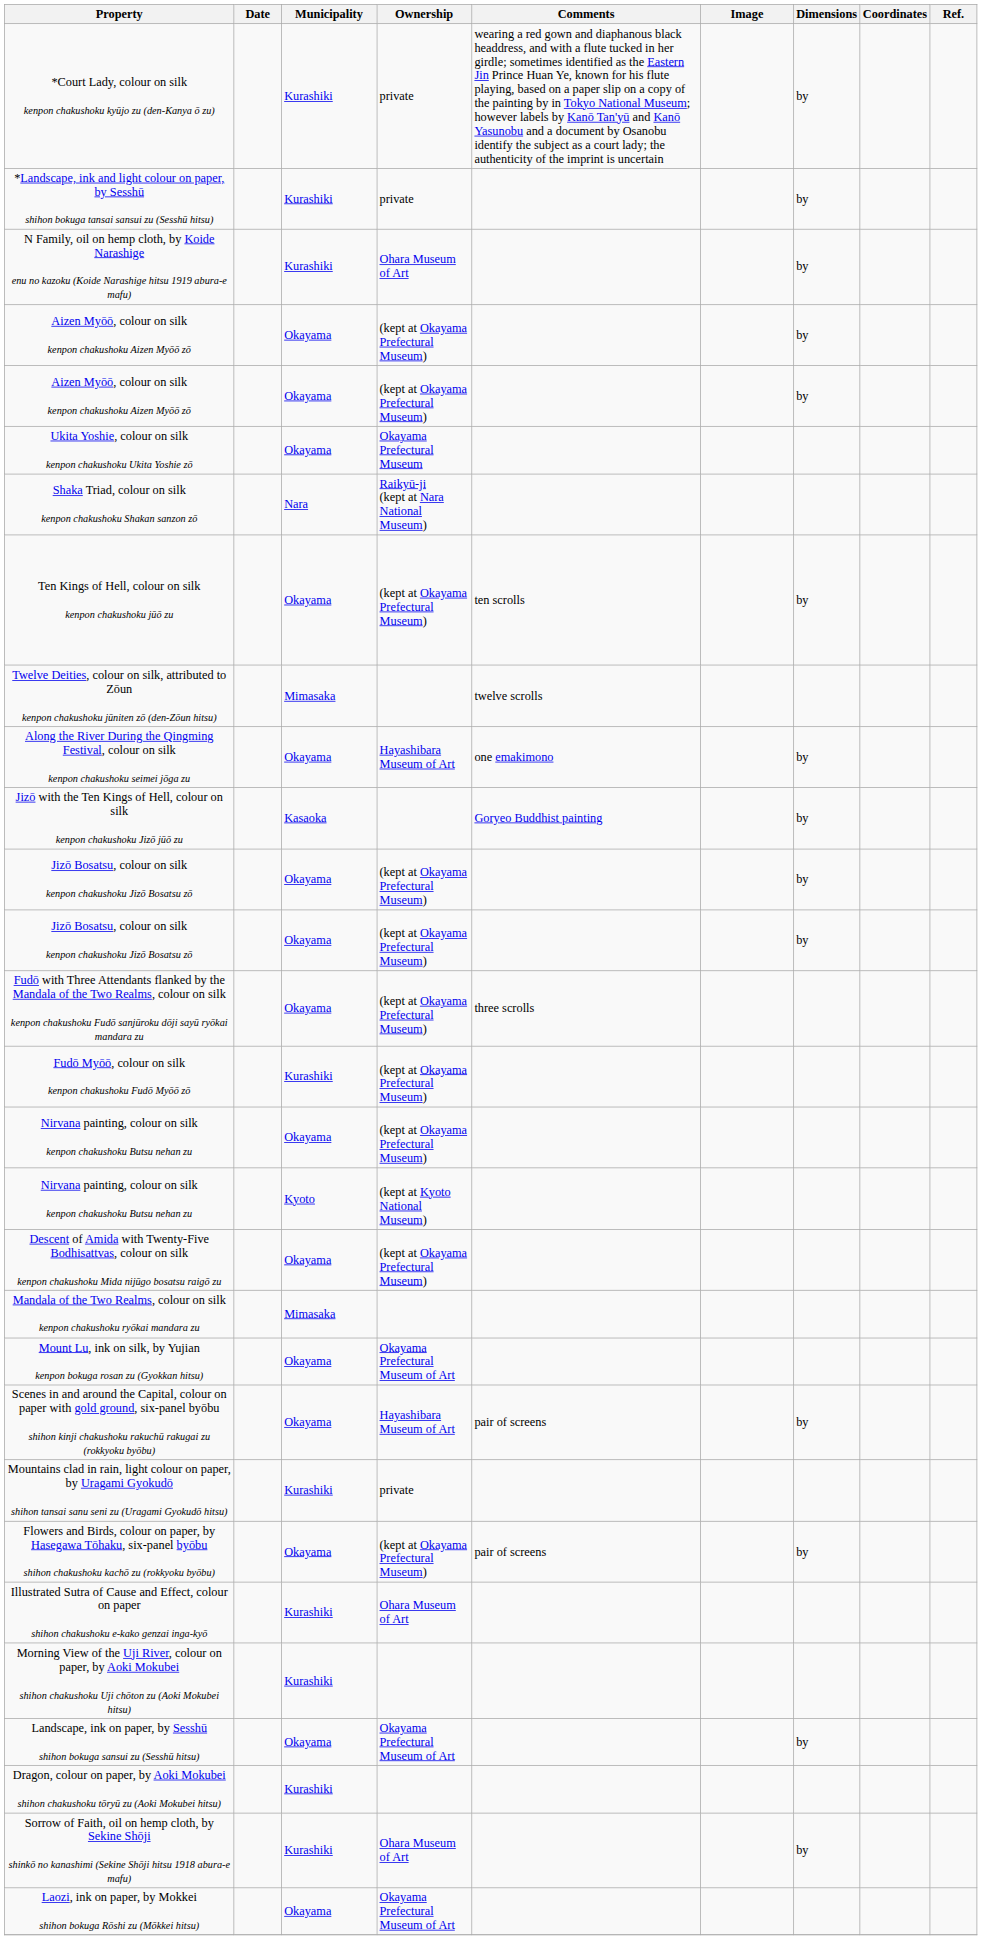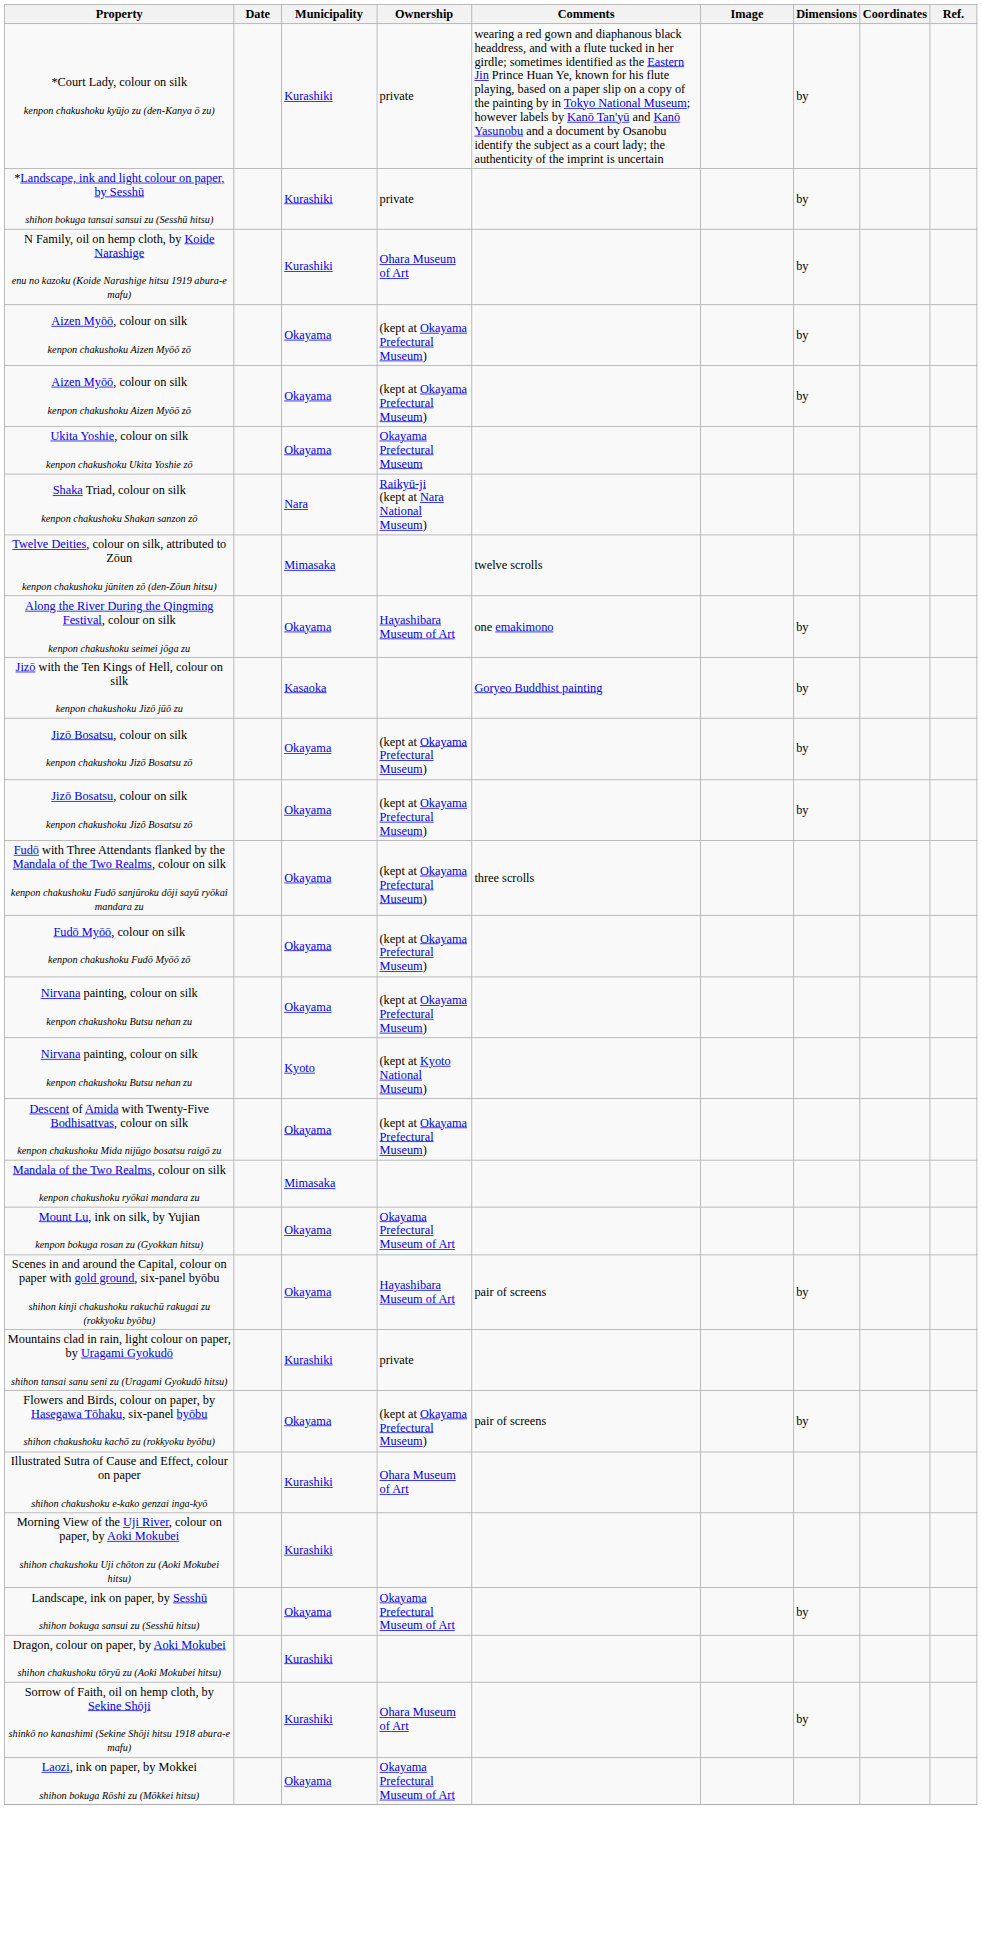- row: (119, 600)
(308, 1076) Kurashiki -> (308, 946) Okayama
